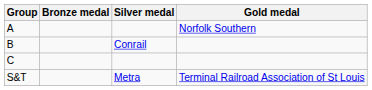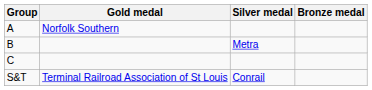columns swapped: (272, 12) <-> (76, 12)
(130, 45) Conrail -> (245, 45) Metra
(127, 77) Metra -> (249, 77) Conrail
